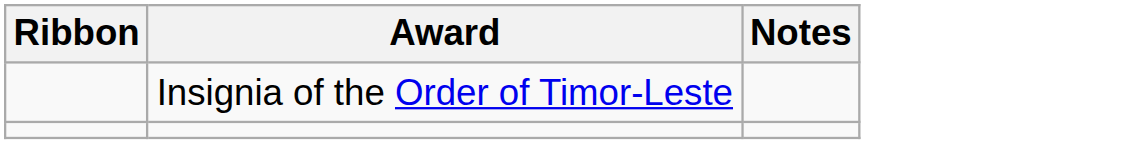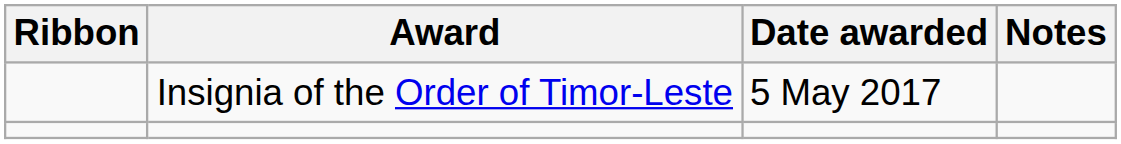+ column: (869, 33)
